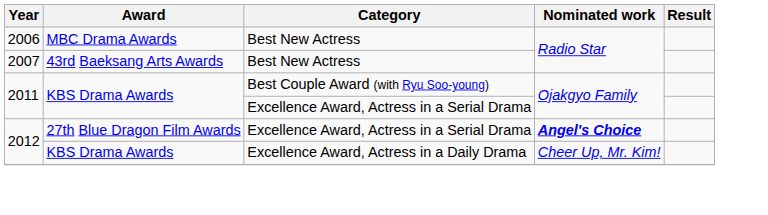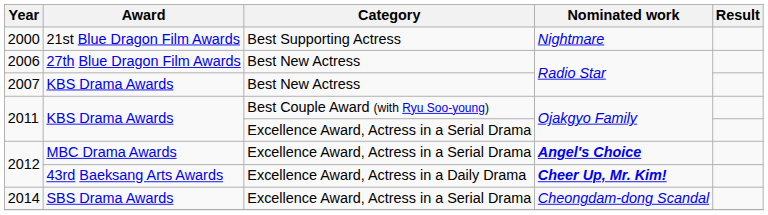+ row: (24, 38)
(112, 38) MBC Drama Awards -> (144, 61) 27th Blue Dragon Film Awards
(135, 61) 43rd Baeksang Arts Awards -> (110, 84) KBS Drama Awards
(144, 130) 27th Blue Dragon Film Awards -> (112, 152) MBC Drama Awards
(110, 152) KBS Drama Awards -> (135, 175) 43rd Baeksang Arts Awards
(599, 152) normal -> (602, 175) bold
+ row: (24, 198)
